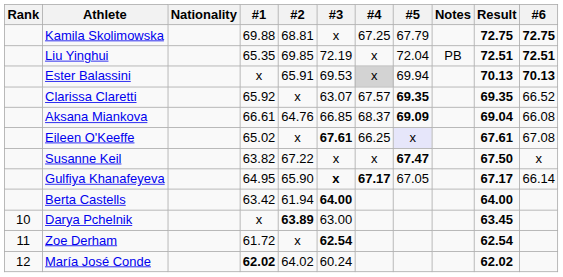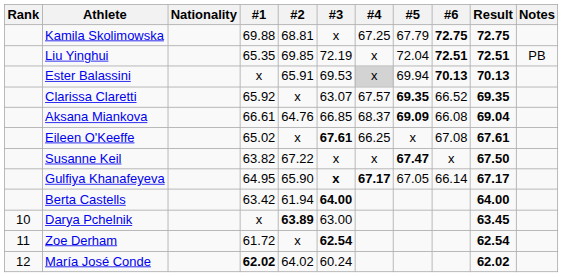columns swapped: (539, 14) <-> (453, 14)
(413, 138) lavender background -> (413, 138) no background
